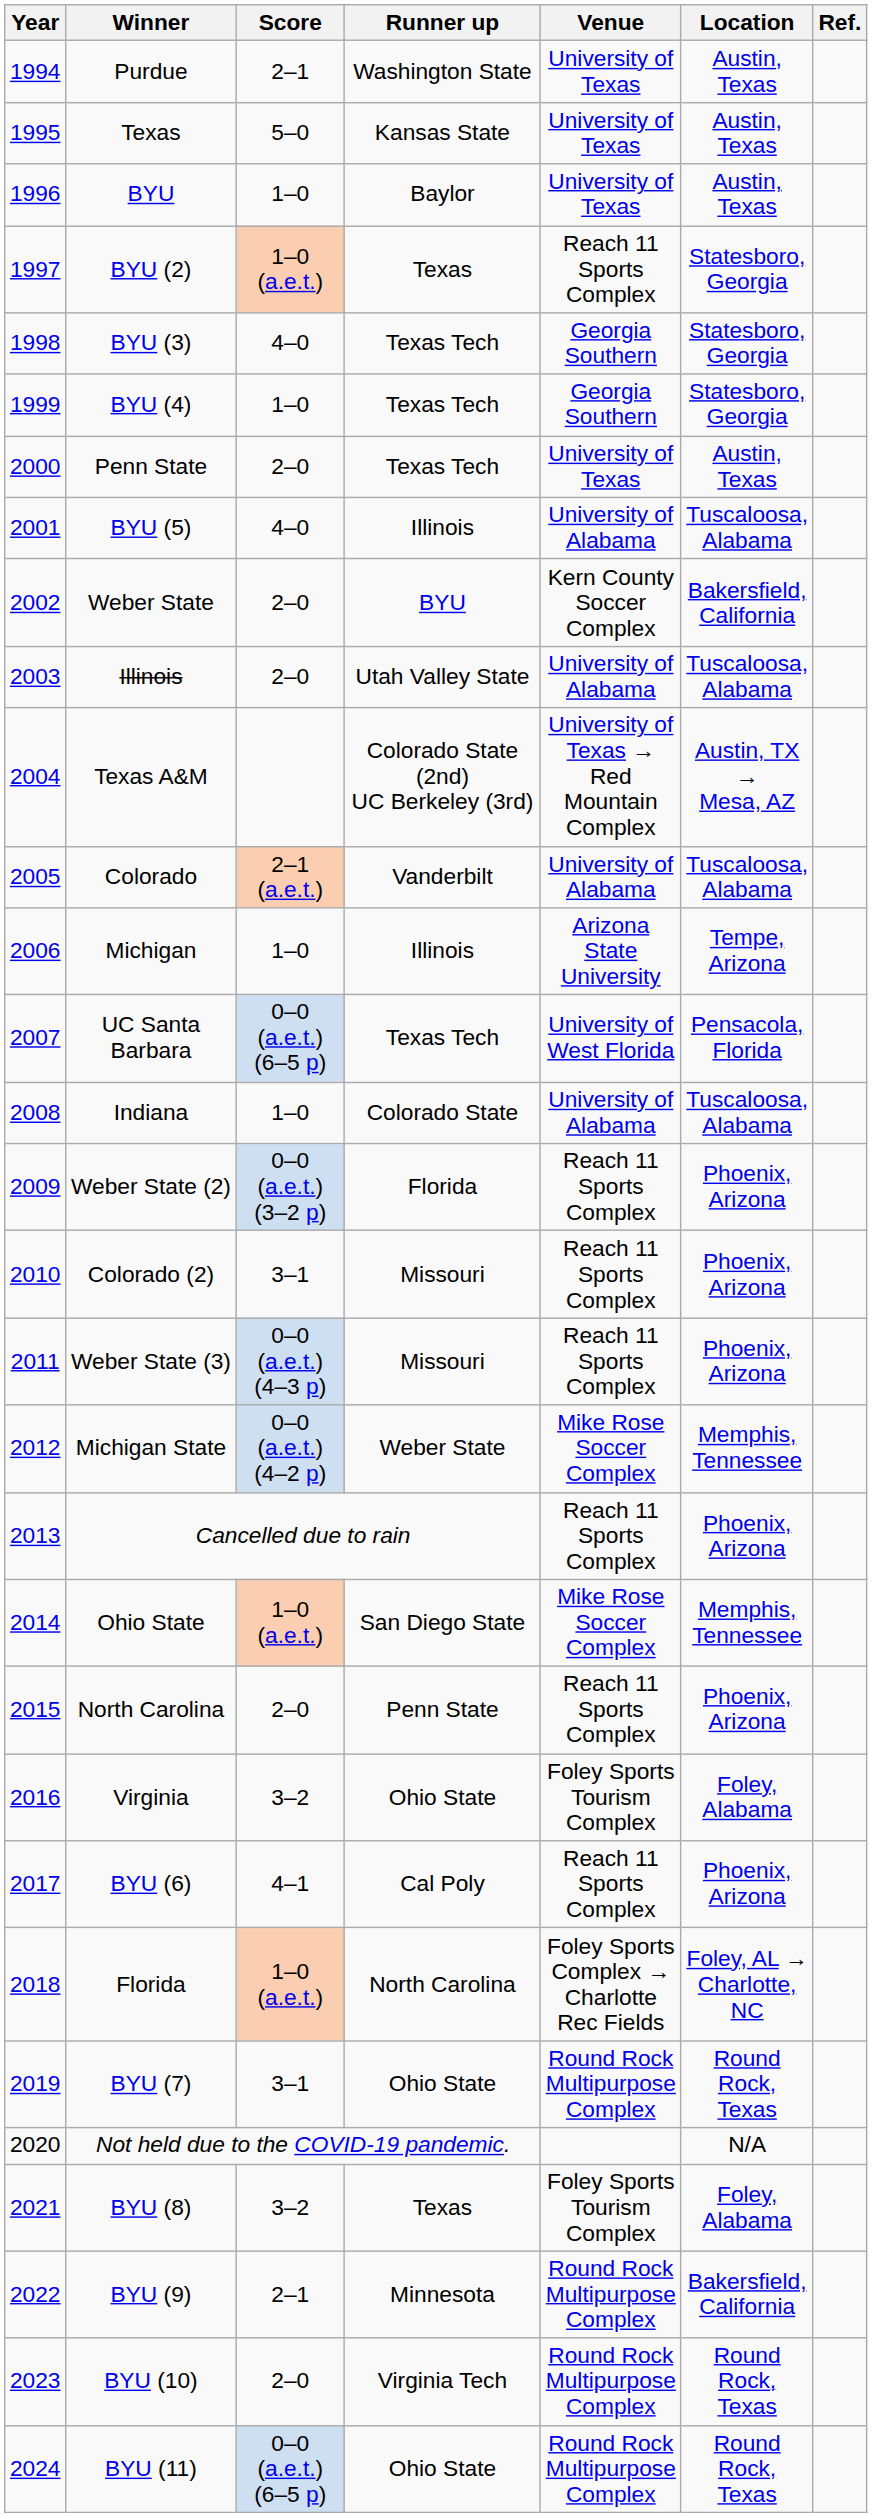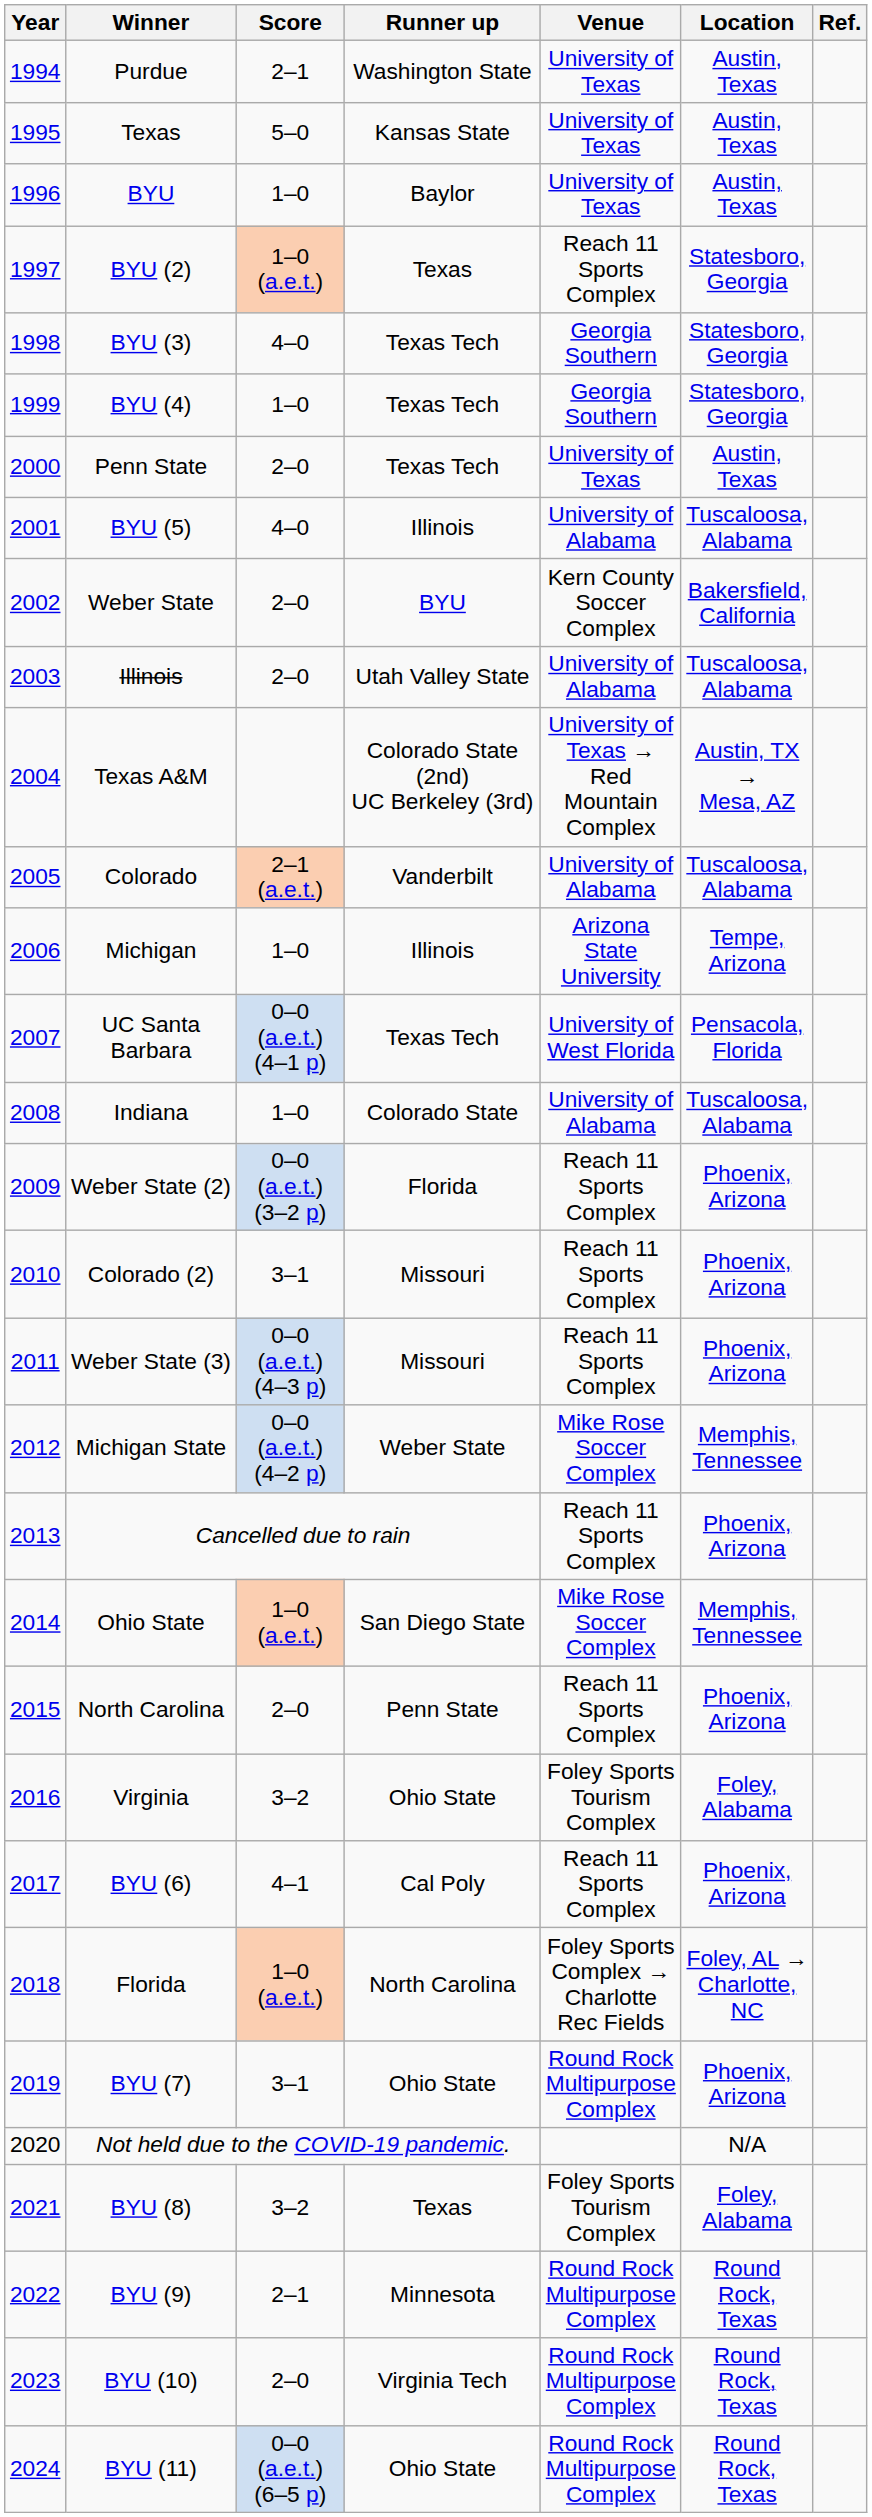(290, 1038) 0–0 (a.e.t.) (6–5 p) -> (290, 1038) 0–0 (a.e.t.) (4–1 p)
(747, 2084) Round Rock, Texas -> (747, 2084) Phoenix, Arizona
(747, 2294) Bakersfield, California -> (747, 2294) Round Rock, Texas
